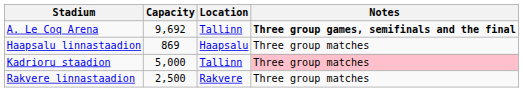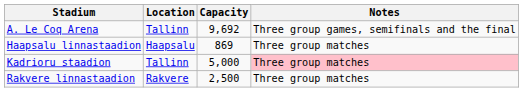columns swapped: (224, 13) <-> (170, 13)
(385, 29) bold -> (385, 29) normal
